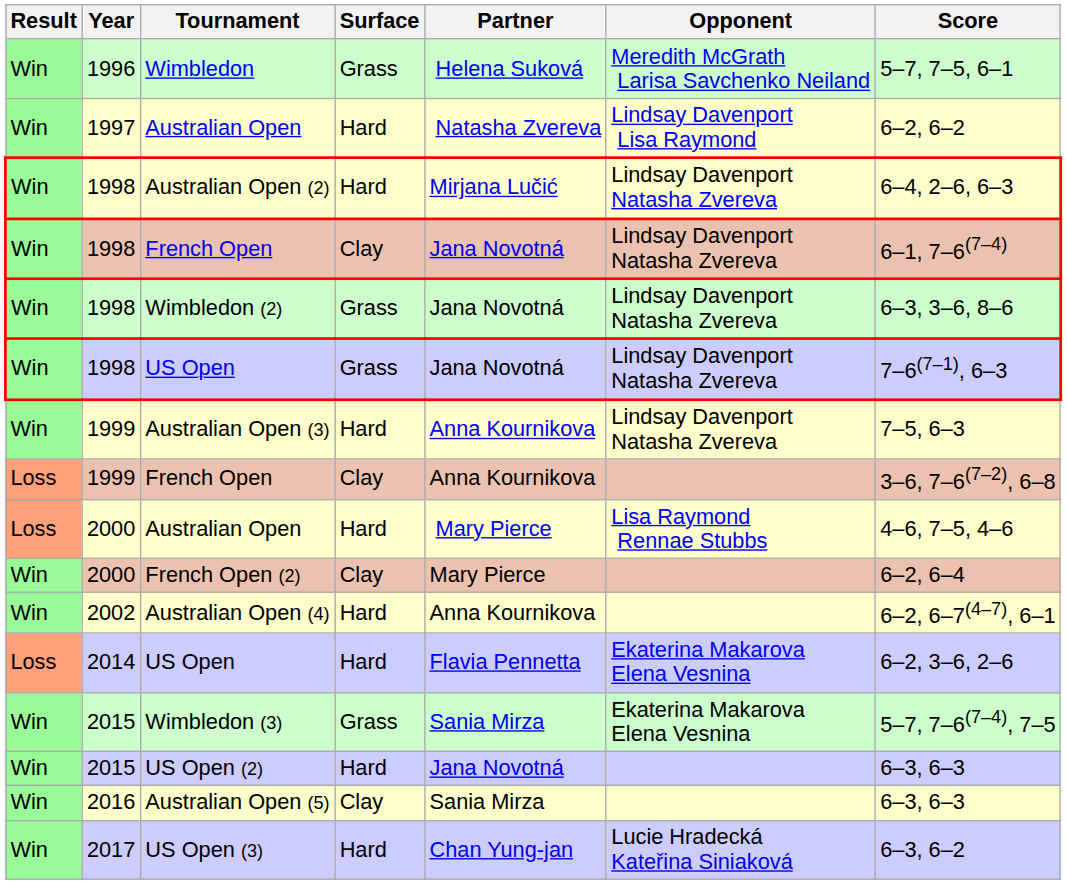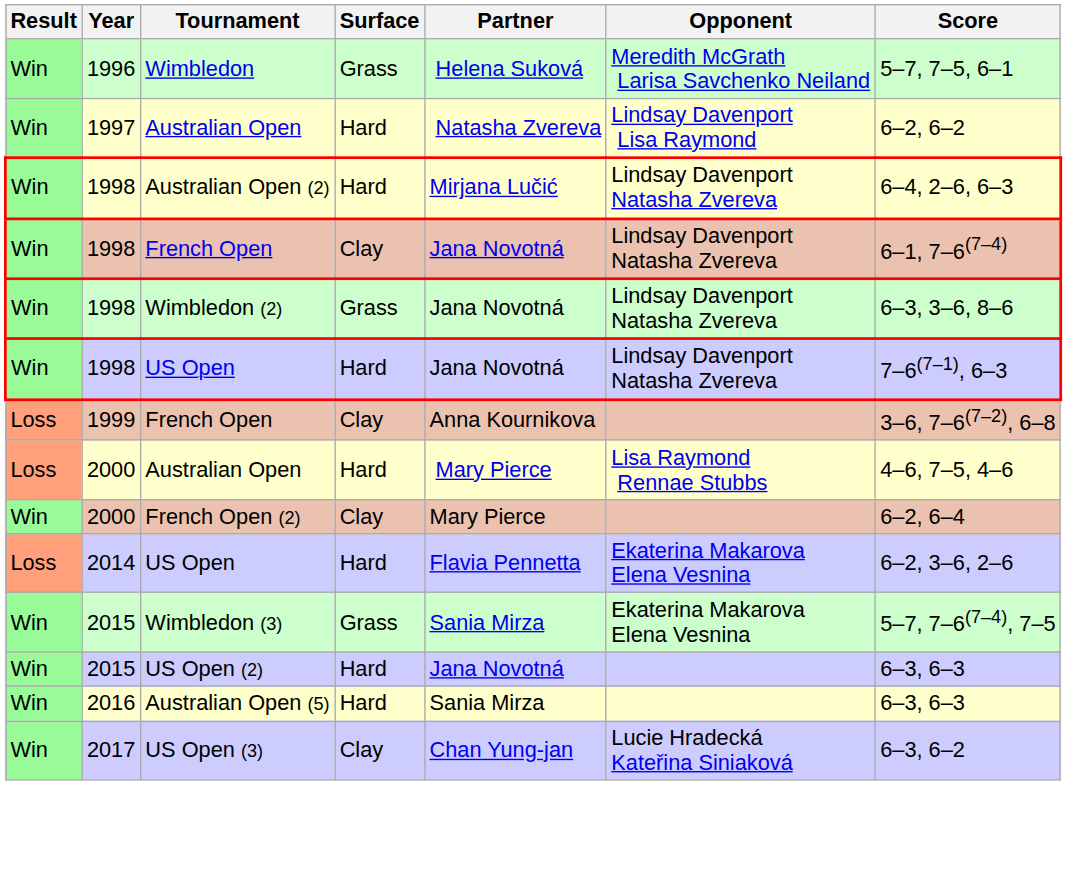(369, 368) Grass -> (363, 368) Hard
- row: (111, 429)
- row: (111, 612)
(361, 802) Clay -> (363, 703) Hard
(363, 849) Hard -> (361, 750) Clay
